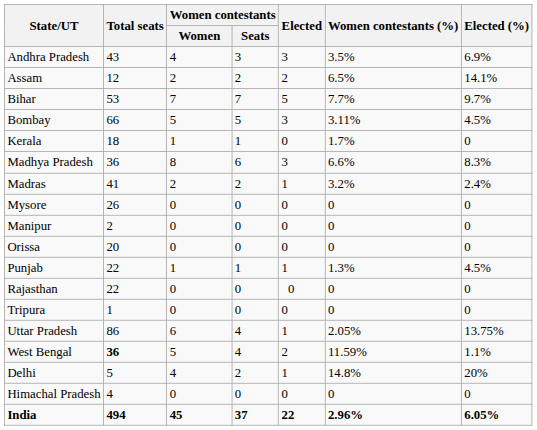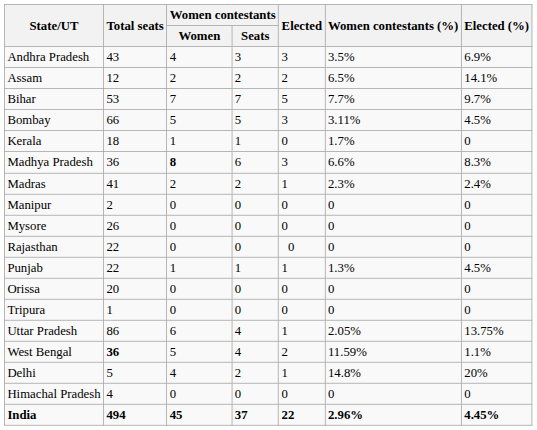(173, 162) normal -> (173, 162) bold
(341, 183) 3.2% -> (341, 183) 2.3%
rows swapped: (27, 204) <-> (29, 225)
rows swapped: (24, 246) <-> (33, 288)
(482, 415) 6.05% -> (482, 415) 4.45%
